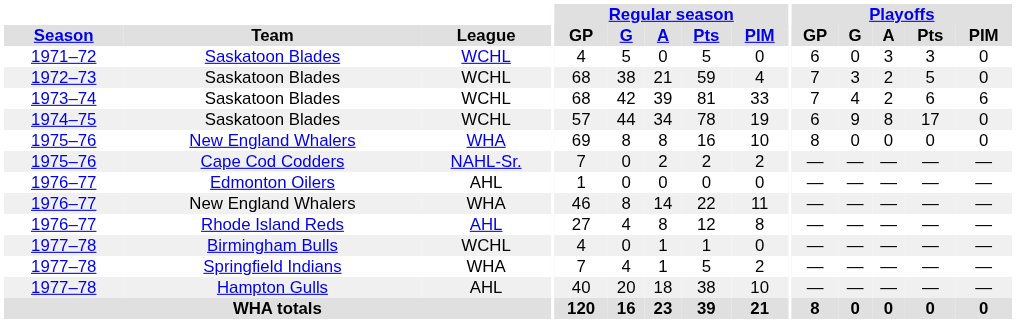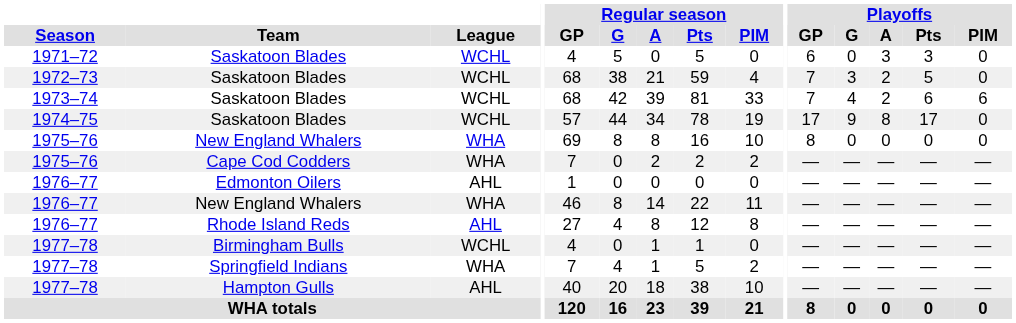(815, 119) 6 -> (811, 119) 17
(486, 161) NAHL-Sr. -> (486, 161) WHA
